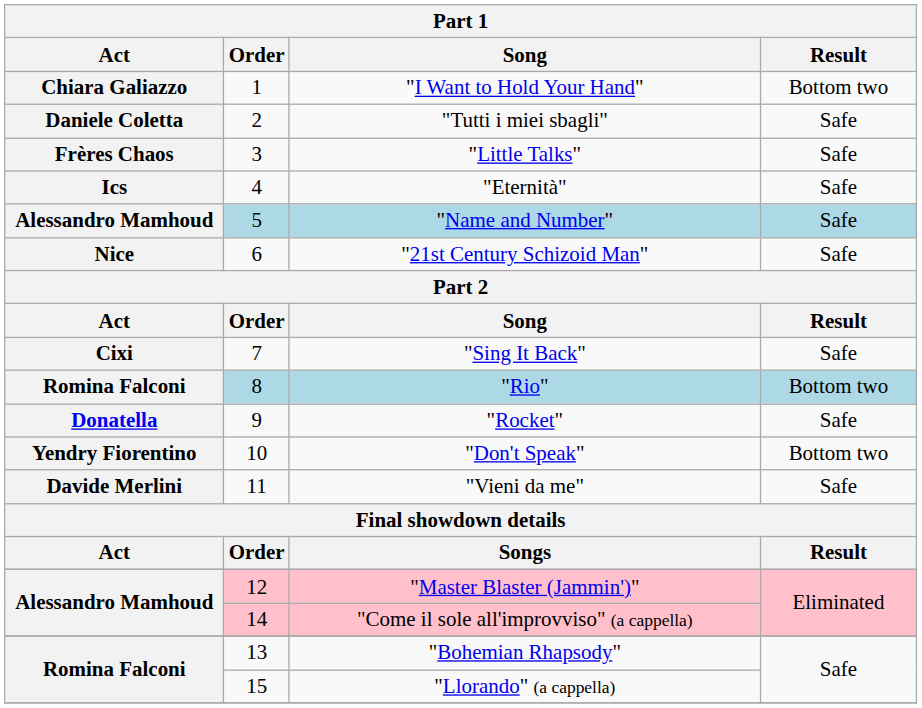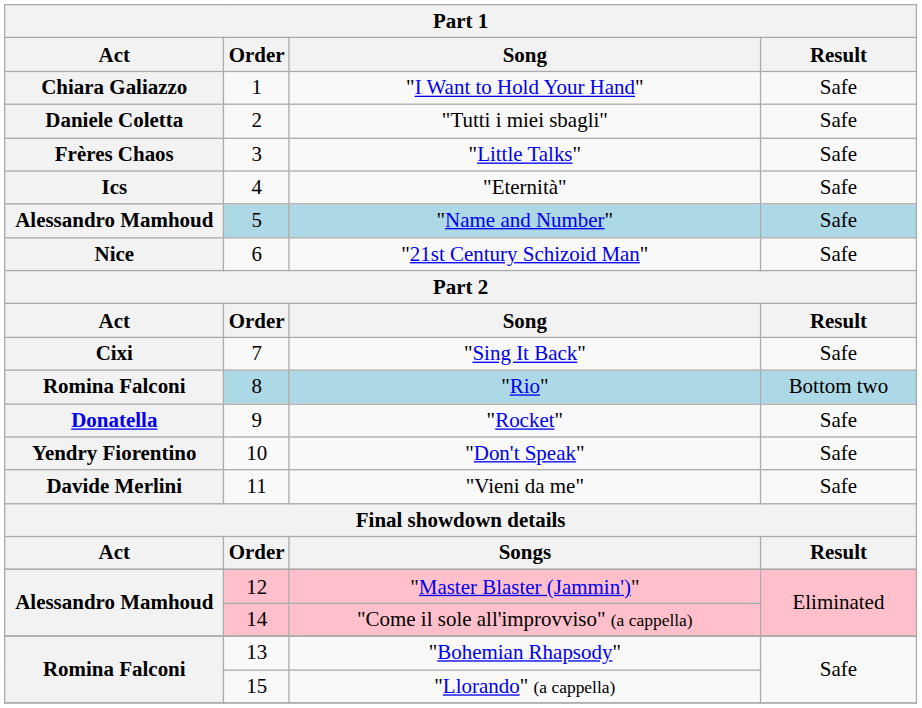(838, 87) Bottom two -> (838, 87) Safe
(838, 453) Bottom two -> (838, 453) Safe
